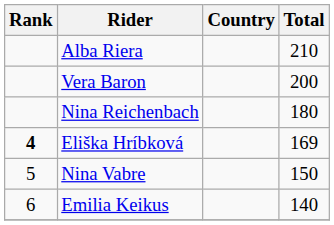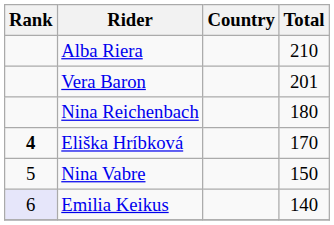(304, 81) 200 -> (304, 81) 201
(304, 143) 169 -> (304, 143) 170
(31, 205) no background -> (31, 205) lavender background
